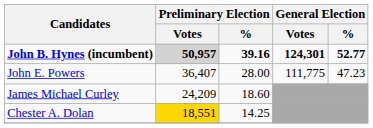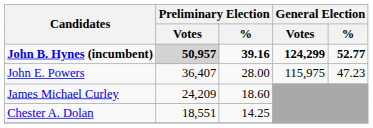(305, 53) 124,301 -> (305, 53) 124,299
(305, 73) 111,775 -> (305, 73) 115,975
(199, 113) gold background -> (199, 113) no background
